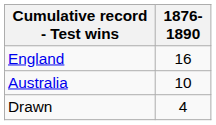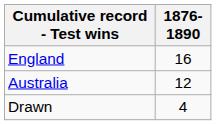(183, 82) 10 -> (183, 82) 12
